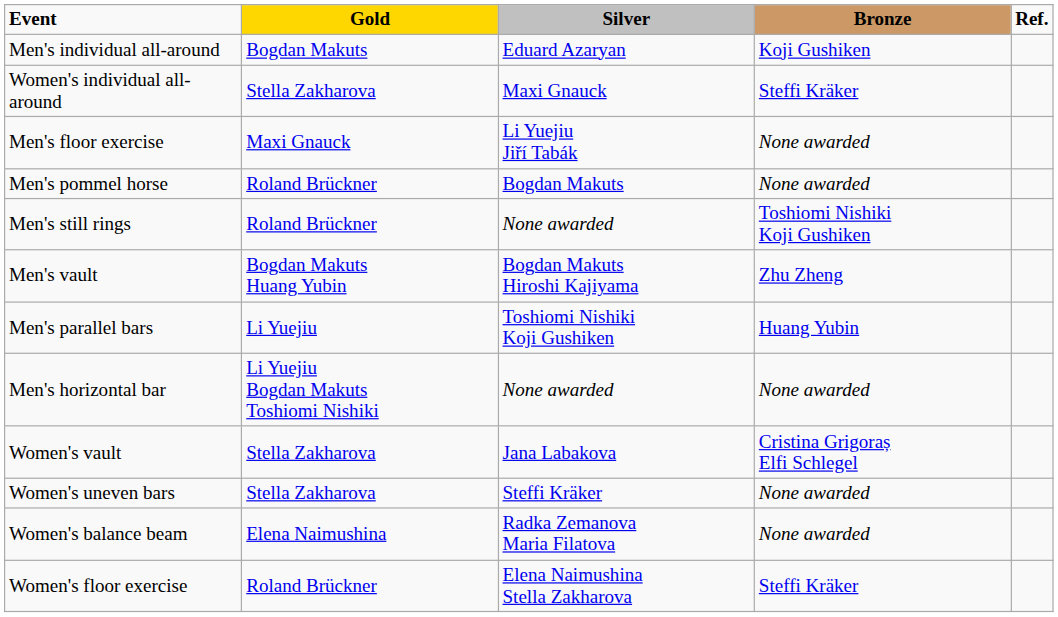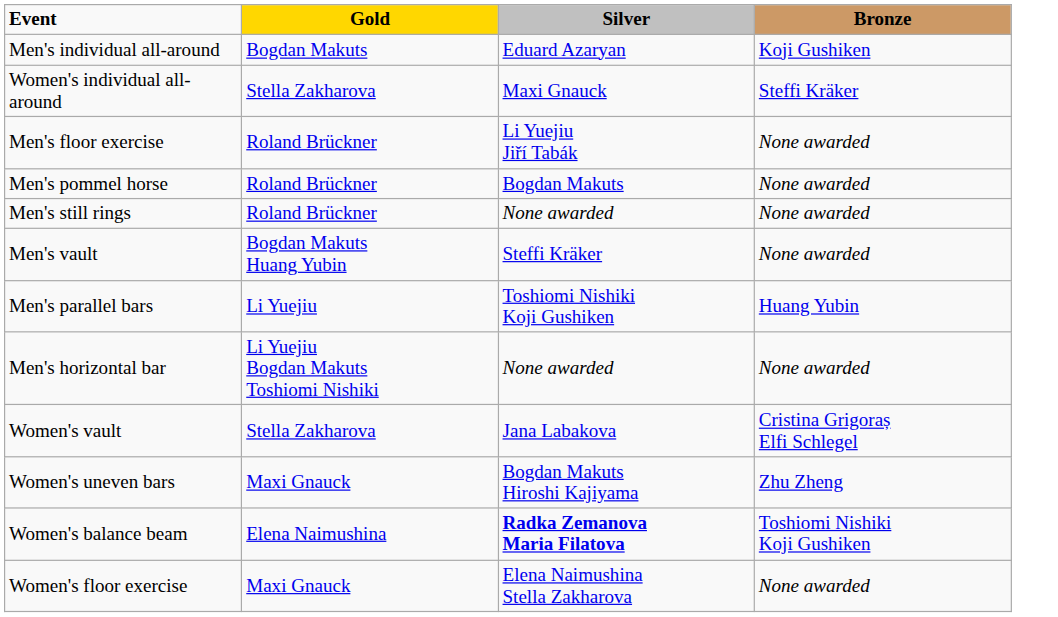- column: (1032, 19)
(298, 142) Maxi Gnauck -> (312, 142) Roland Brückner
(825, 224) Toshiomi Nishiki Koji Gushiken -> (814, 213) None awarded
(570, 275) Bogdan Makuts Hiroshi Kajiyama -> (552, 254) Steffi Kräker
(801, 275) Zhu Zheng -> (814, 254) None awarded
(311, 492) Stella Zakharova -> (298, 482) Maxi Gnauck
(552, 492) Steffi Kräker -> (570, 482) Bogdan Makuts Hiroshi Kajiyama
(814, 492) None awarded -> (801, 482) Zhu Zheng
(569, 533) normal -> (575, 533) bold
(814, 533) None awarded -> (825, 533) Toshiomi Nishiki Koji Gushiken
(312, 585) Roland Brückner -> (298, 585) Maxi Gnauck
(809, 585) Steffi Kräker -> (814, 585) None awarded
